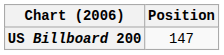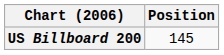(181, 39) 147 -> (181, 39) 145
